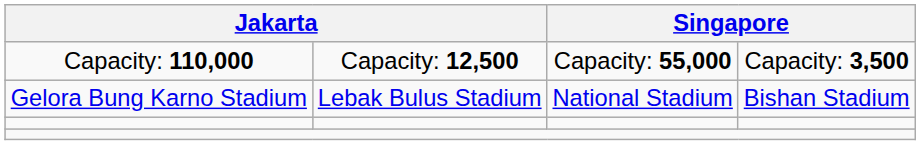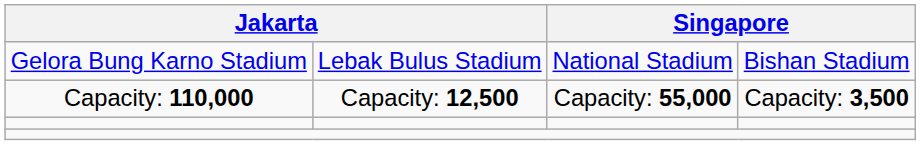rows swapped: (159, 98) <-> (159, 60)
